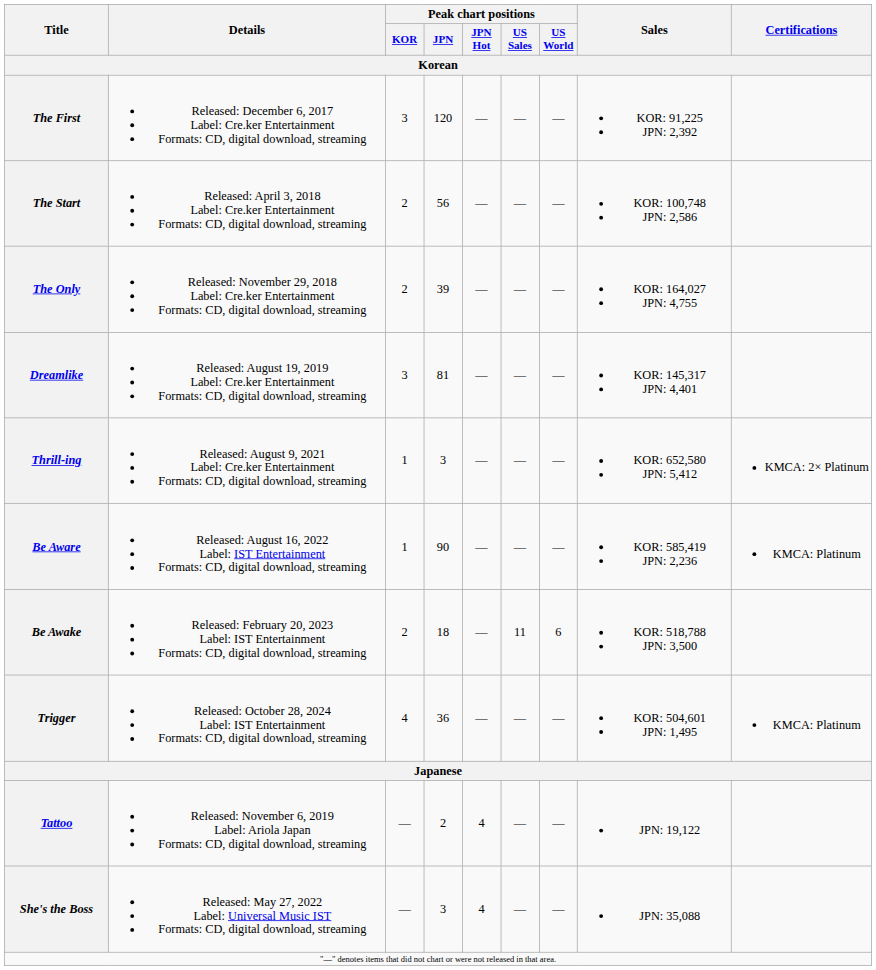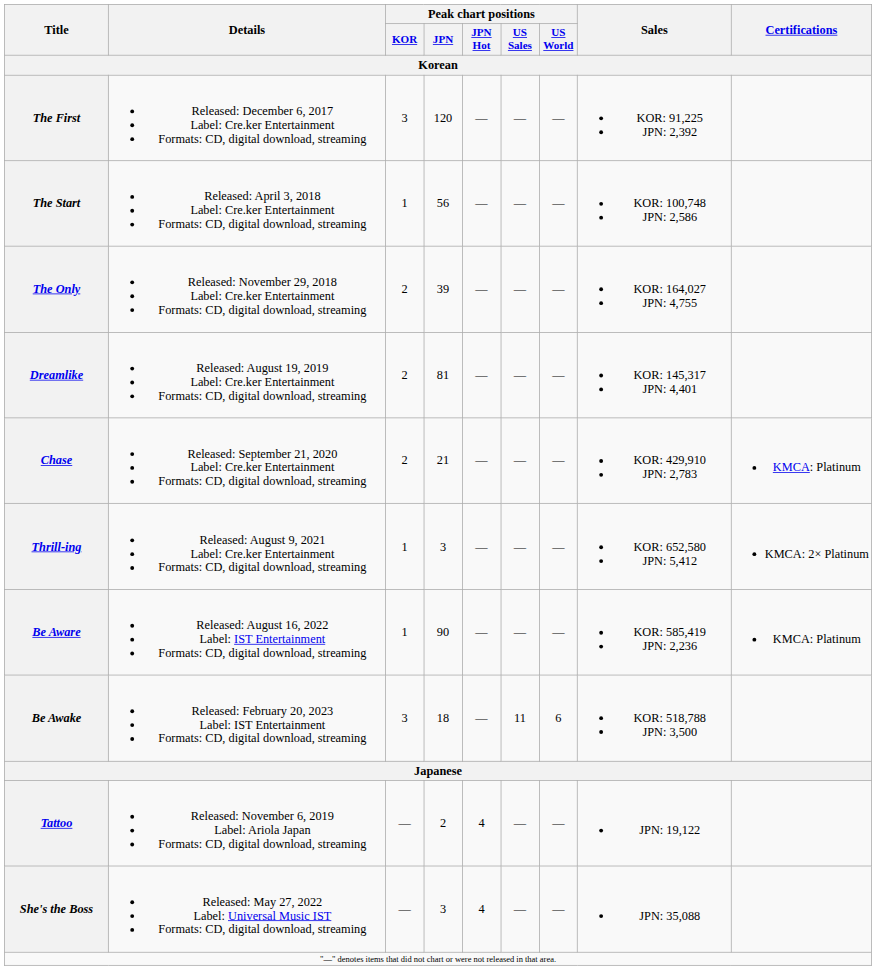(405, 203) 2 -> (405, 203) 1
(405, 375) 3 -> (405, 375) 2
+ row: (57, 460)
(405, 632) 2 -> (405, 718) 3
- row: (57, 718)
